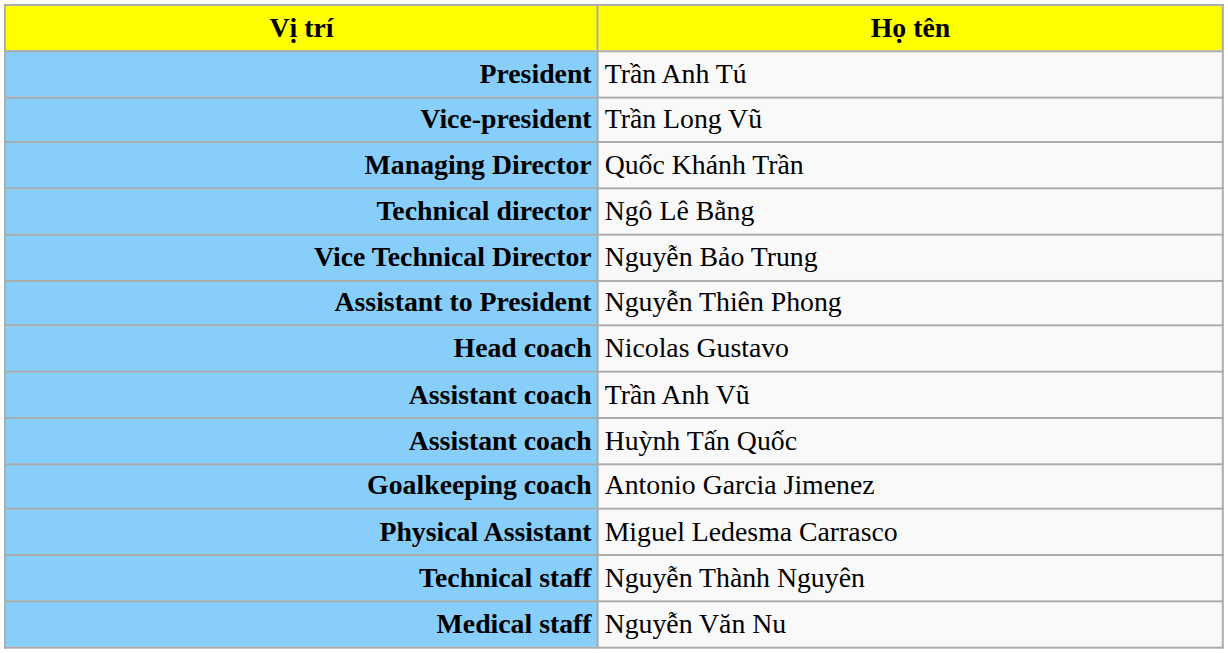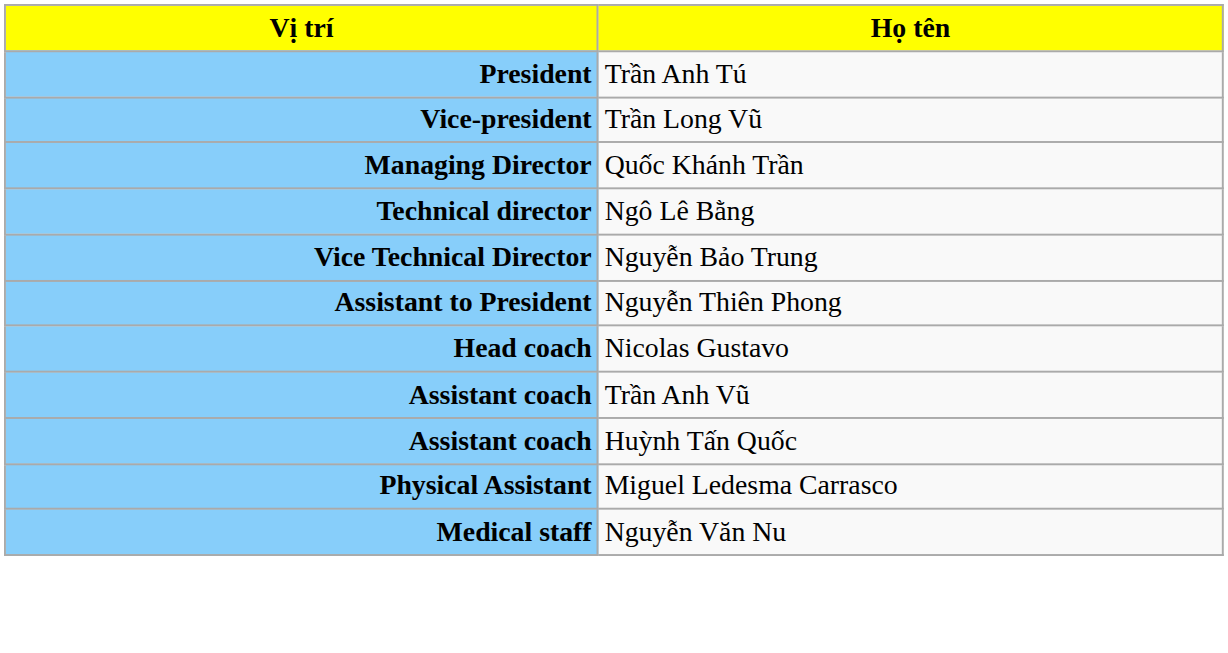- row: (740, 486)
- row: (735, 577)
